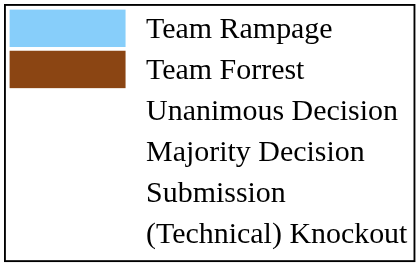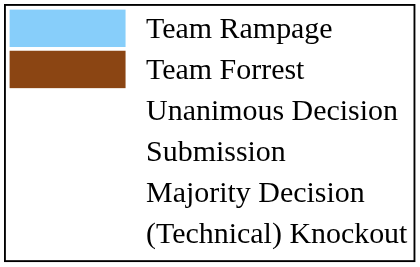rows swapped: (255, 151) <-> (216, 192)
